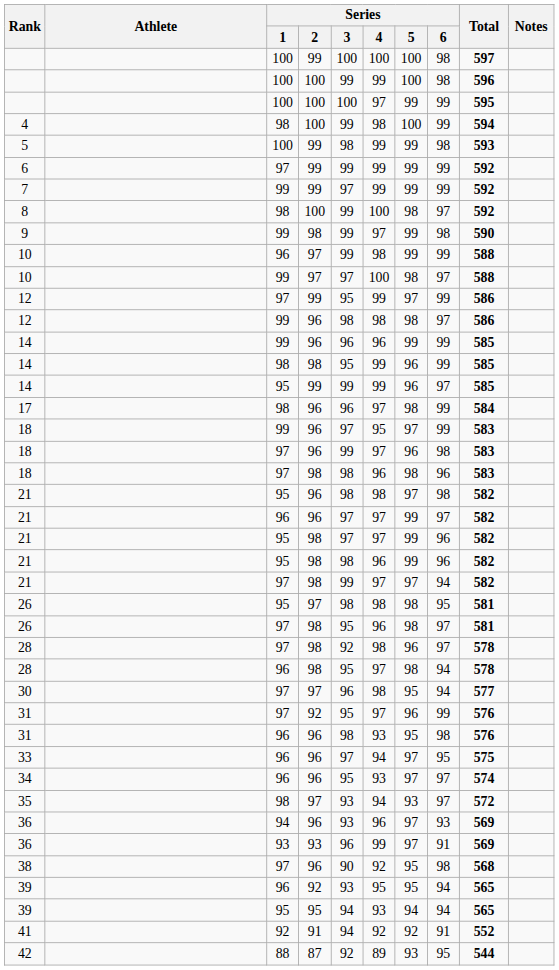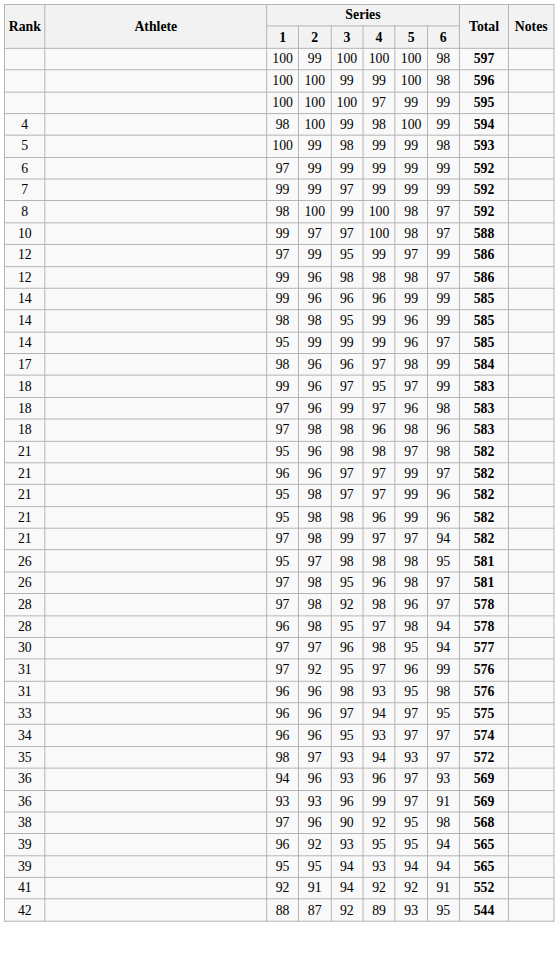- row: (25, 233)
- row: (25, 255)
